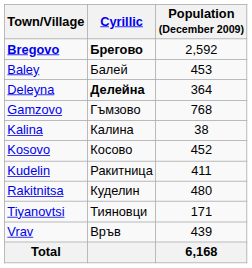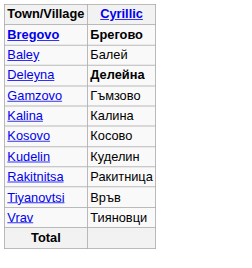- column: (201, 21)
(122, 171) Ракитница -> (115, 156) Куделин
(115, 191) Куделин -> (122, 177) Ракитница
(119, 211) Тияновци -> (106, 197) Връв
(106, 232) Връв -> (119, 217) Тияновци
